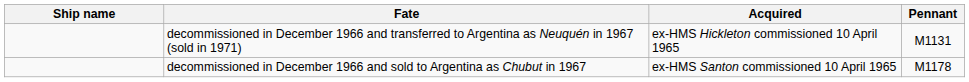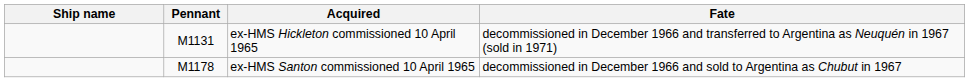columns swapped: (933, 14) <-> (407, 14)
